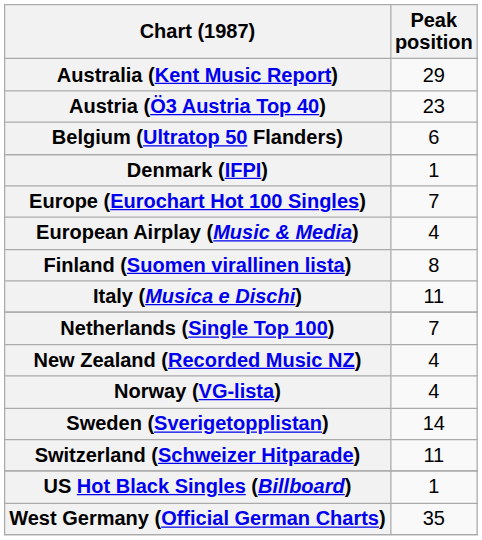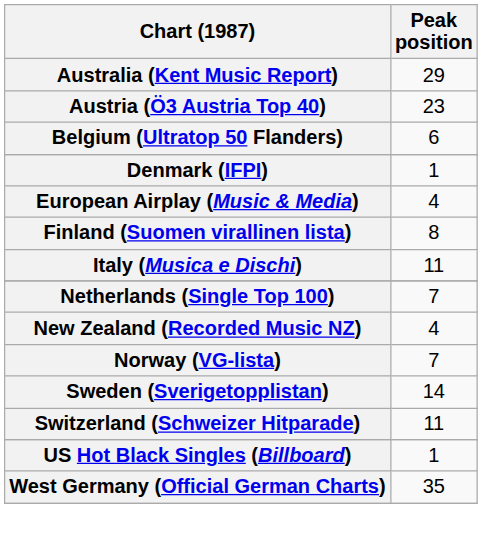- row: (197, 201)
(434, 391) 4 -> (434, 360) 7
